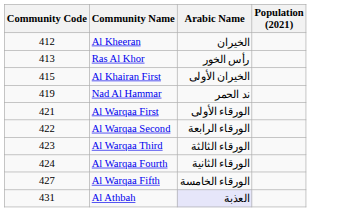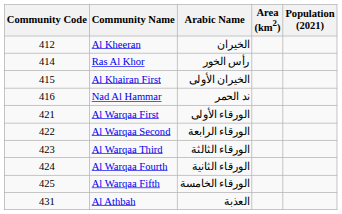+ column: (267, 20)
(47, 59) 413 -> (47, 62) 414
(47, 94) 419 -> (47, 96) 416
(47, 181) 427 -> (47, 183) 425
(237, 198) lavender background -> (237, 201) no background
